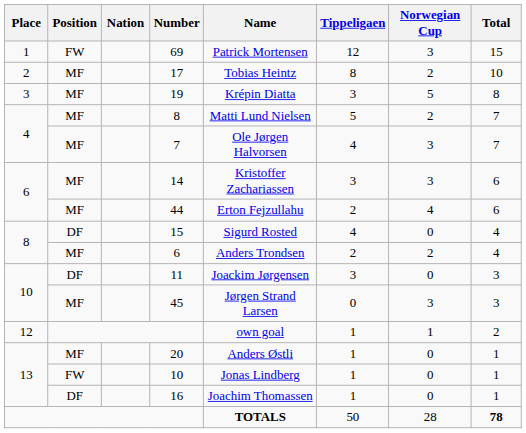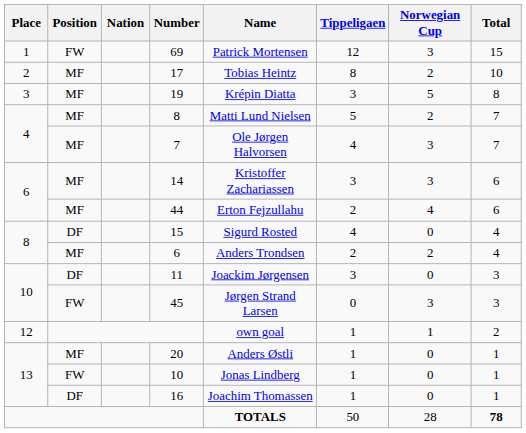(75, 303) MF -> (75, 303) FW
